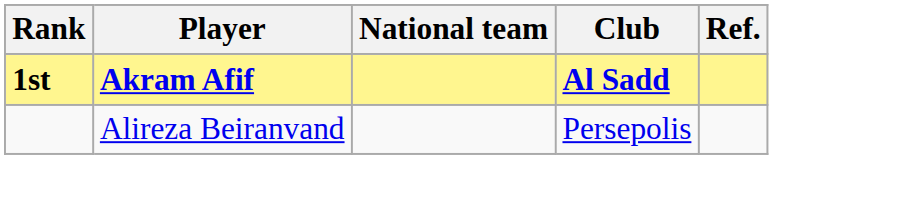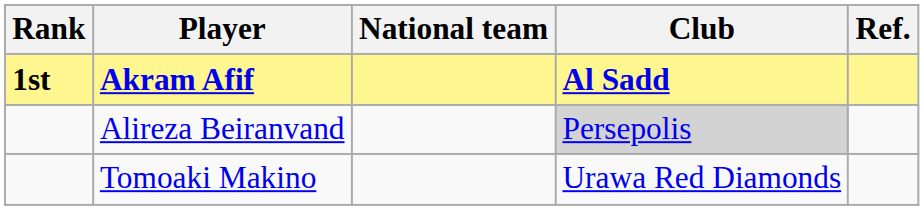(627, 128) no background -> (627, 128) lightgrey background
+ row: (208, 178)
